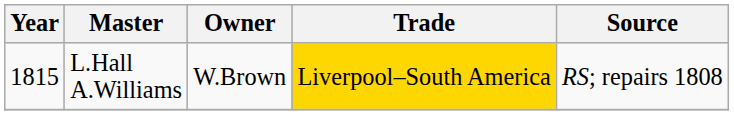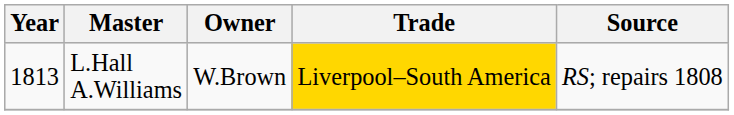(35, 76) 1815 -> (35, 76) 1813
